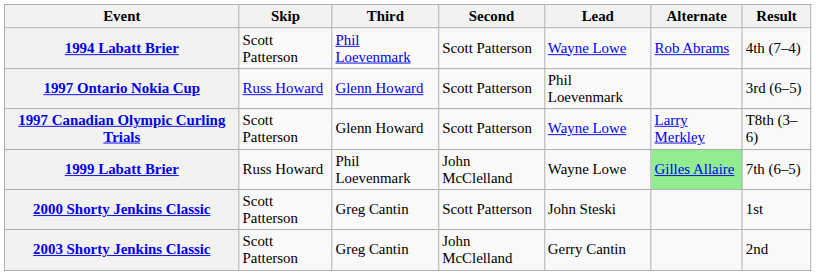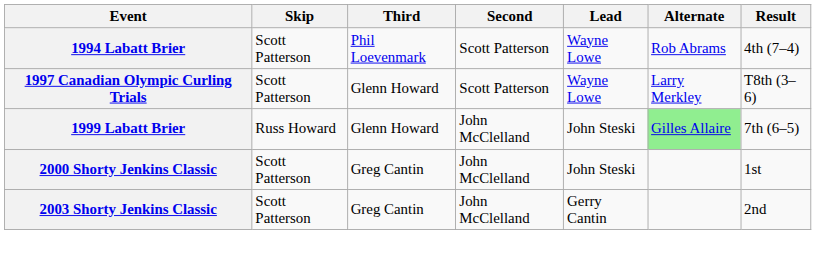- row: (122, 88)
(373, 169) Phil Loevenmark -> (395, 128) Glenn Howard
(587, 169) Wayne Lowe -> (601, 128) John Steski
(487, 209) Scott Patterson -> (494, 169) John McClelland
